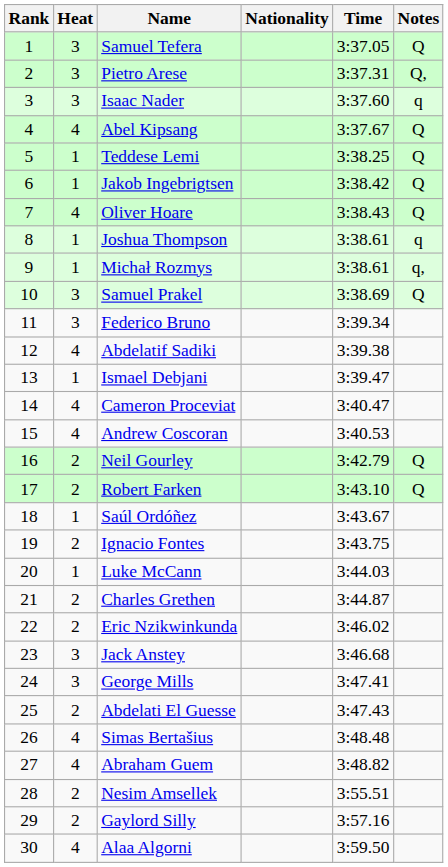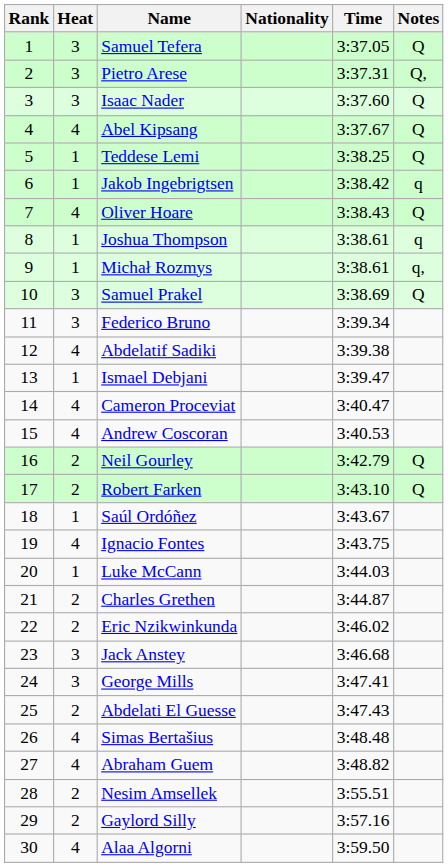(418, 101) q -> (418, 101) Q
(418, 184) Q -> (418, 184) q
(75, 543) 2 -> (75, 543) 4
